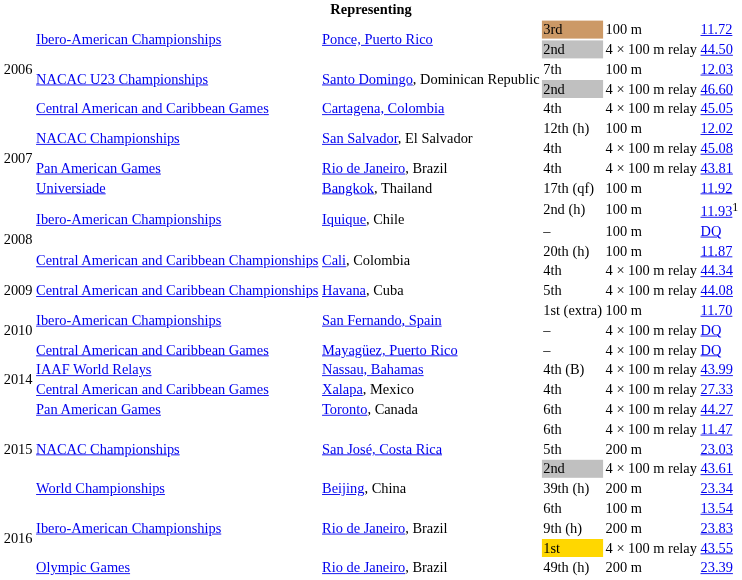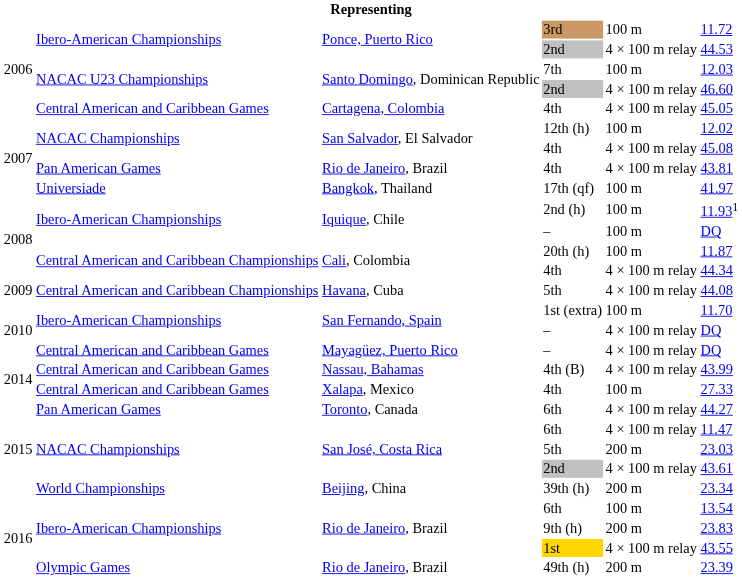(717, 49) 44.50 -> (717, 49) 44.53
(716, 188) 11.92 -> (717, 188) 41.97
(94, 370) IAAF World Relays -> (152, 370) Central American and Caribbean Games
(651, 389) 4 × 100 m relay -> (624, 389) 100 m
